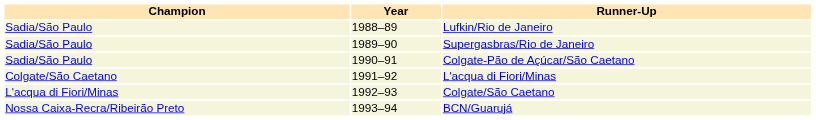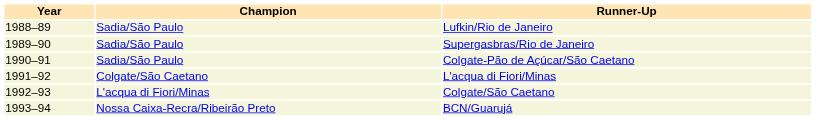columns swapped: (396, 11) <-> (177, 11)
